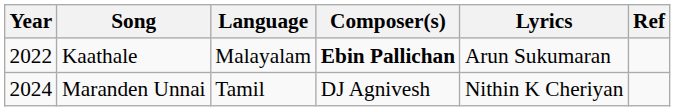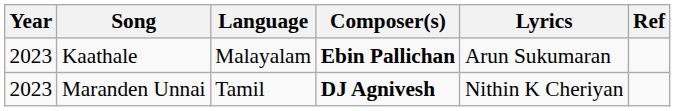(31, 55) 2022 -> (31, 55) 2023
(31, 88) 2024 -> (31, 88) 2023
(376, 88) normal -> (378, 88) bold
